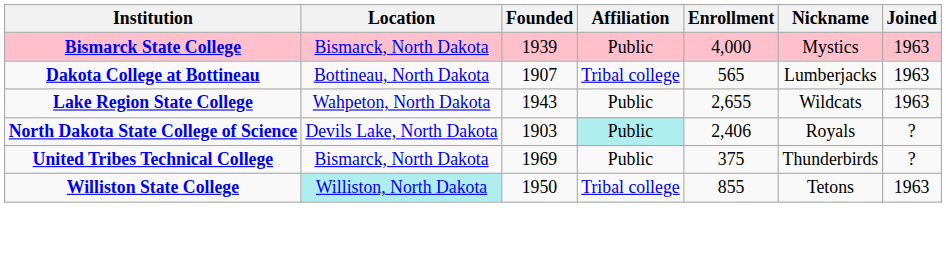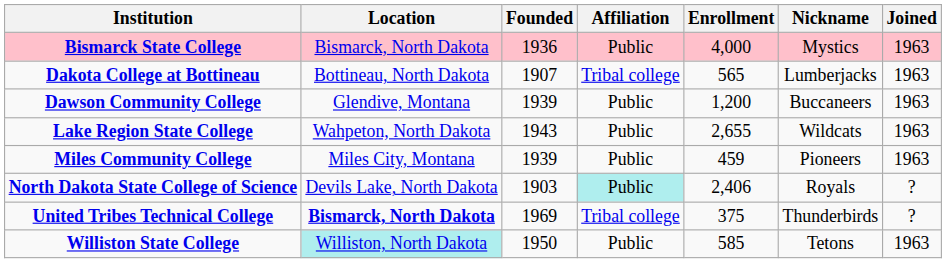(539, 46) 1939 -> (539, 46) 1936
+ row: (153, 103)
+ row: (153, 159)
(402, 159) normal -> (402, 215) bold
(630, 159) Public -> (630, 215) Tribal college
(630, 187) Tribal college -> (630, 243) Public
(731, 187) 855 -> (731, 243) 585
